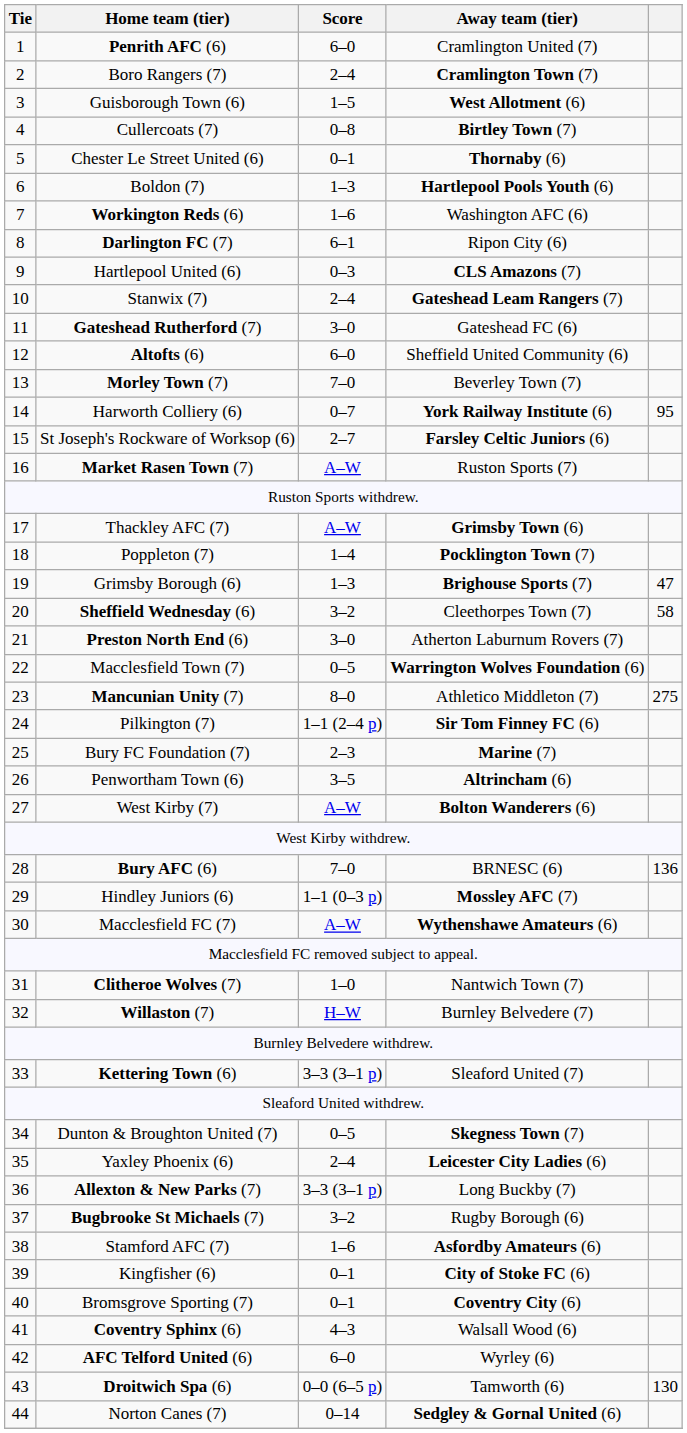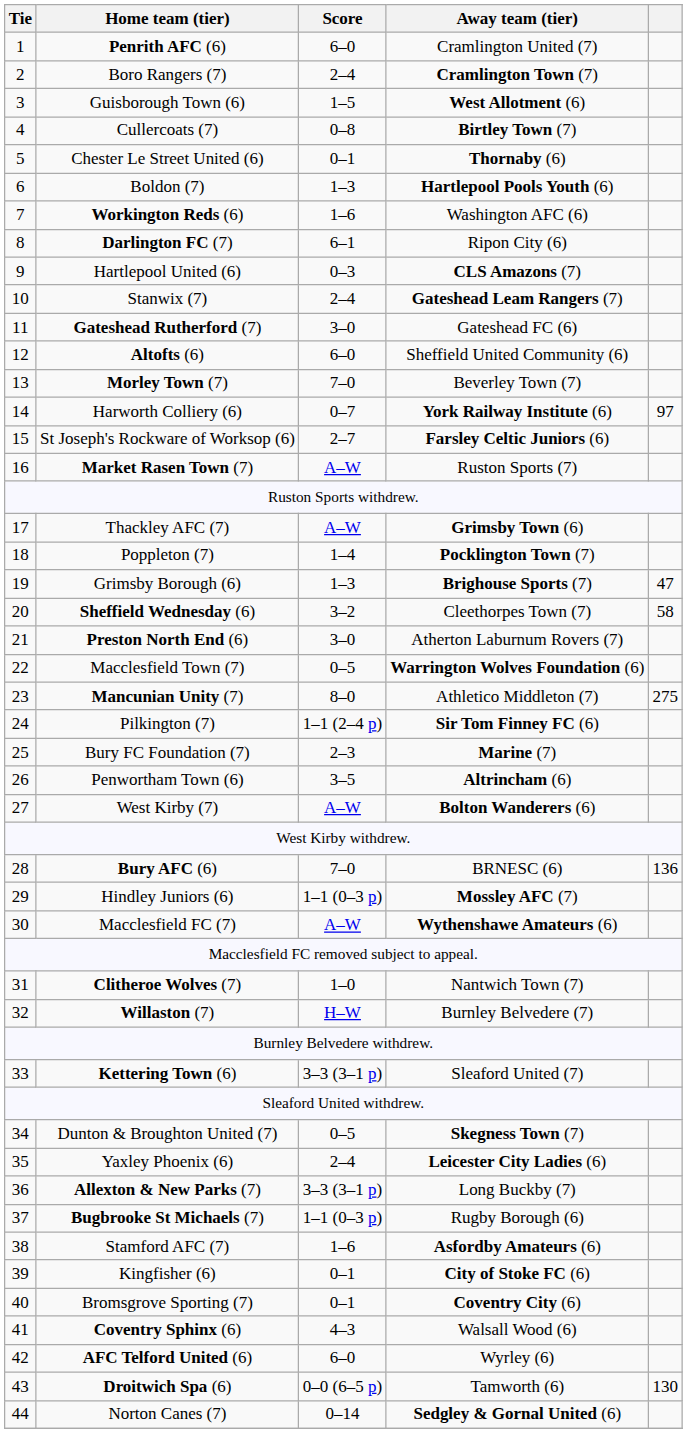(665, 410) 95 -> (665, 410) 97
(343, 1217) 3–2 -> (343, 1217) 1–1 (0–3 p)
